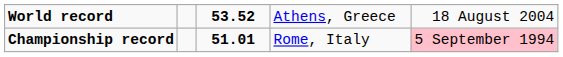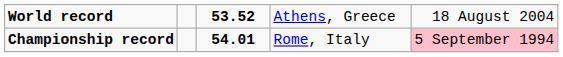(233, 40) 51.01 -> (233, 40) 54.01
